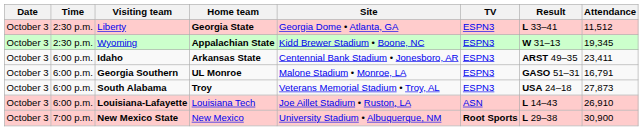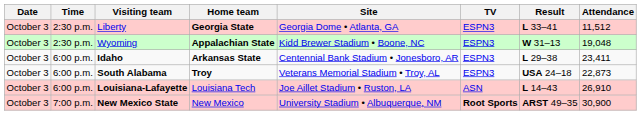(599, 42) 19,345 -> (597, 42) 19,048
(550, 58) ARST 49–35 -> (540, 58) L 29–38
- row: (138, 73)
(599, 88) 27,873 -> (597, 73) 22,873
(540, 118) L 29–38 -> (550, 103) ARST 49–35
